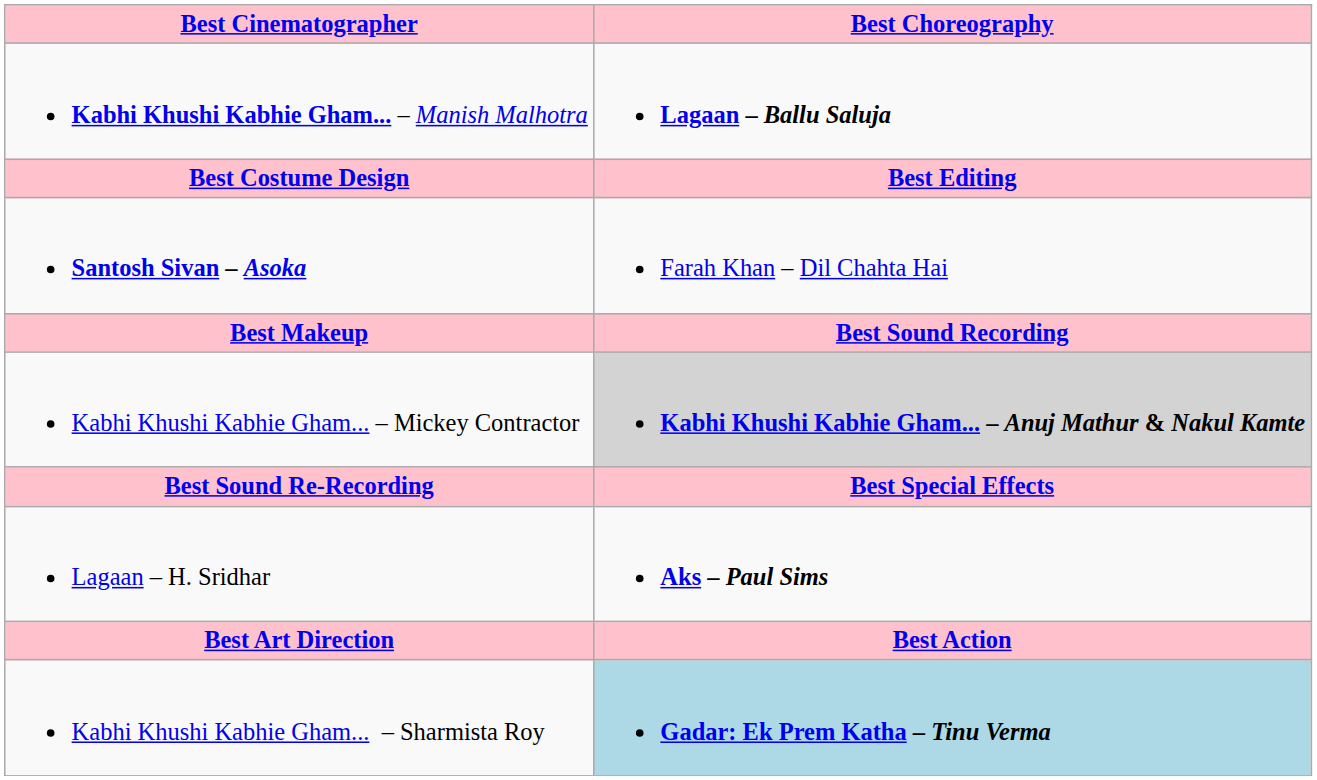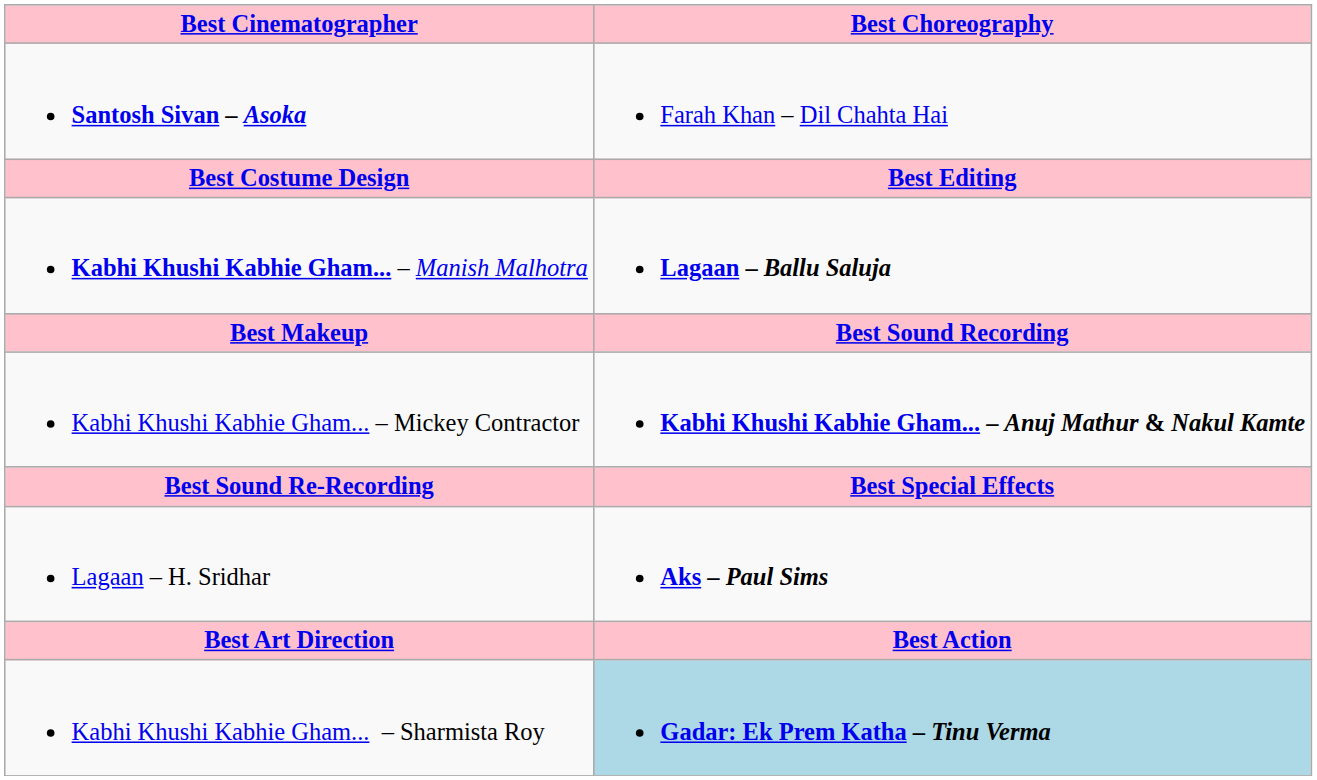rows swapped: (299, 269) <-> (299, 115)
(952, 423) lightgrey background -> (952, 423) no background
